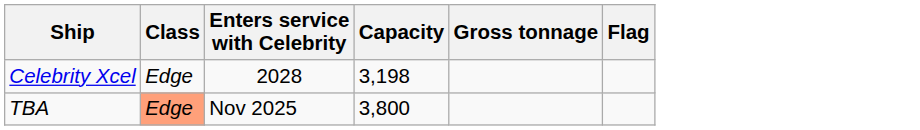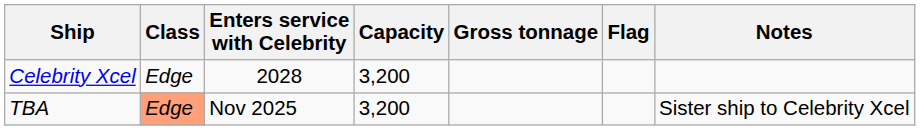+ column: (784, 32)
(384, 76) 3,198 -> (384, 76) 3,200
(384, 108) 3,800 -> (384, 108) 3,200
